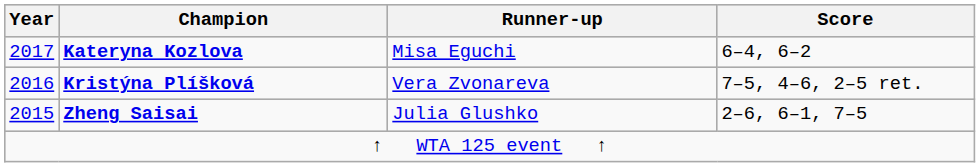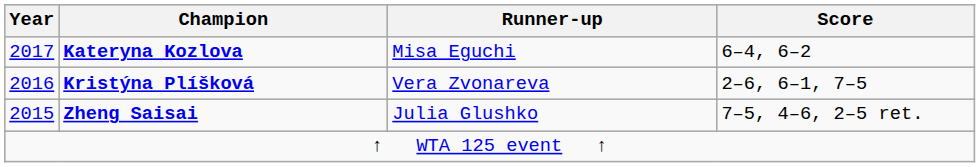(822, 83) 7–5, 4–6, 2–5 ret. -> (794, 83) 2–6, 6–1, 7–5
(794, 115) 2–6, 6–1, 7–5 -> (822, 115) 7–5, 4–6, 2–5 ret.
